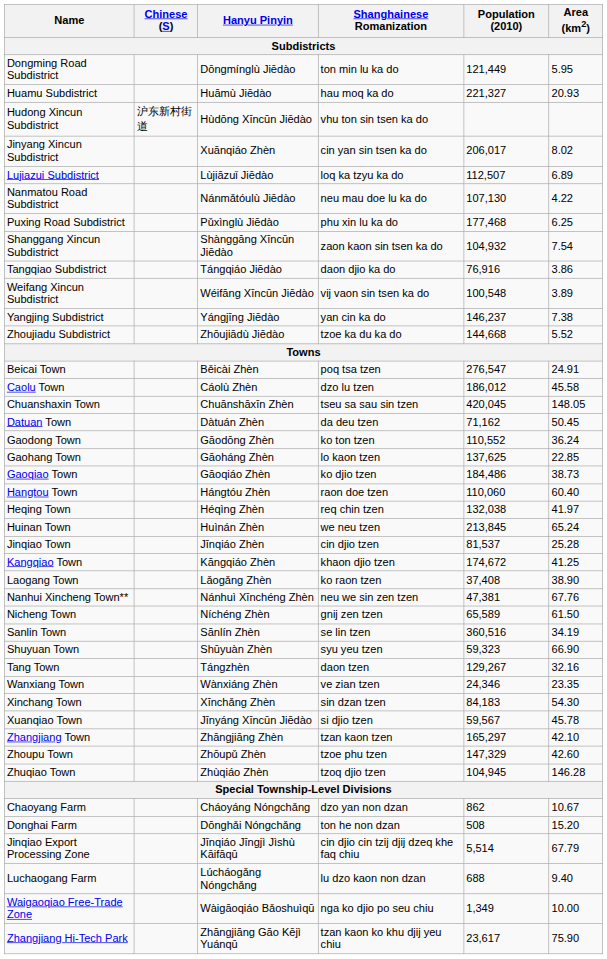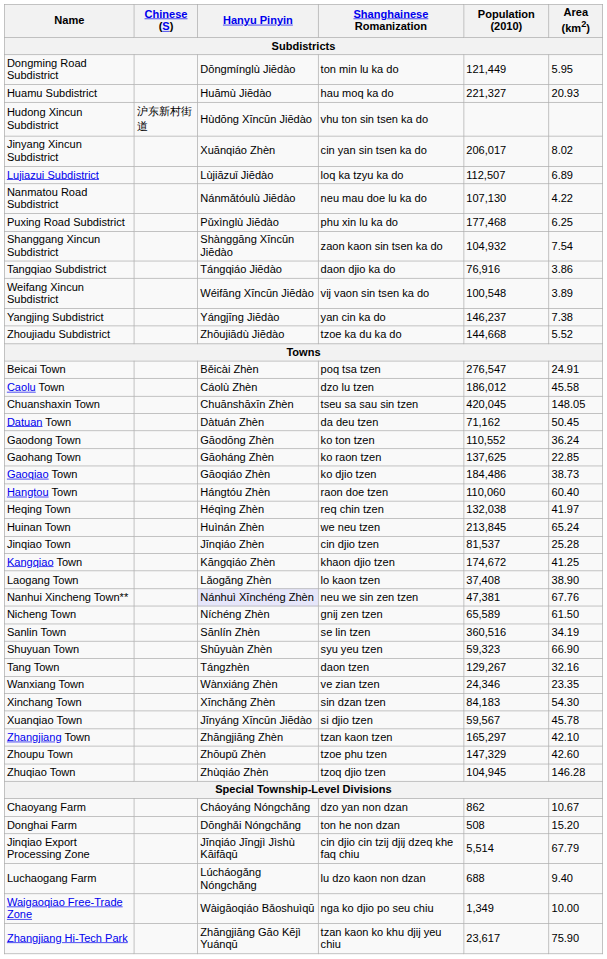(350, 457) lo kaon tzen -> (351, 457) ko raon tzen
(351, 580) ko raon tzen -> (350, 580) lo kaon tzen
(257, 597) no background -> (257, 597) lavender background
